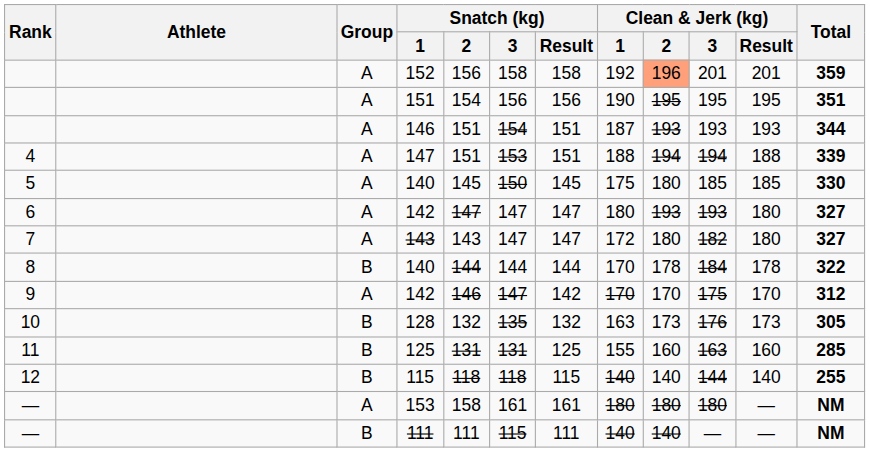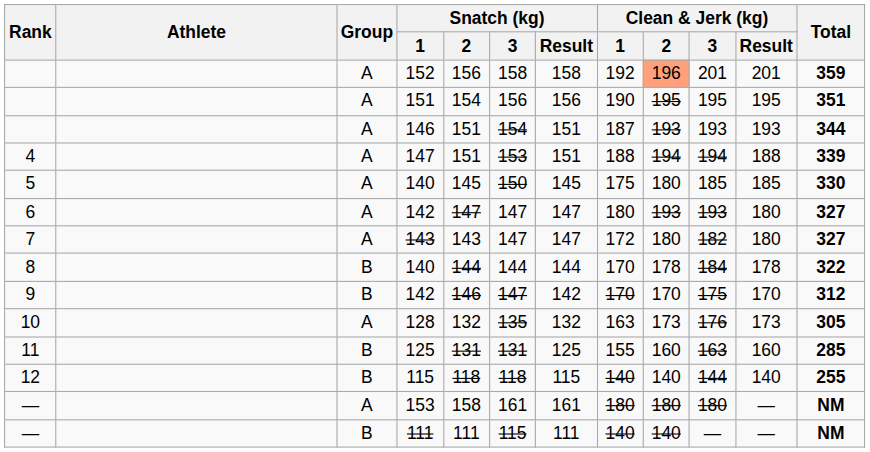(367, 294) A -> (367, 294) B
(367, 322) B -> (367, 322) A
